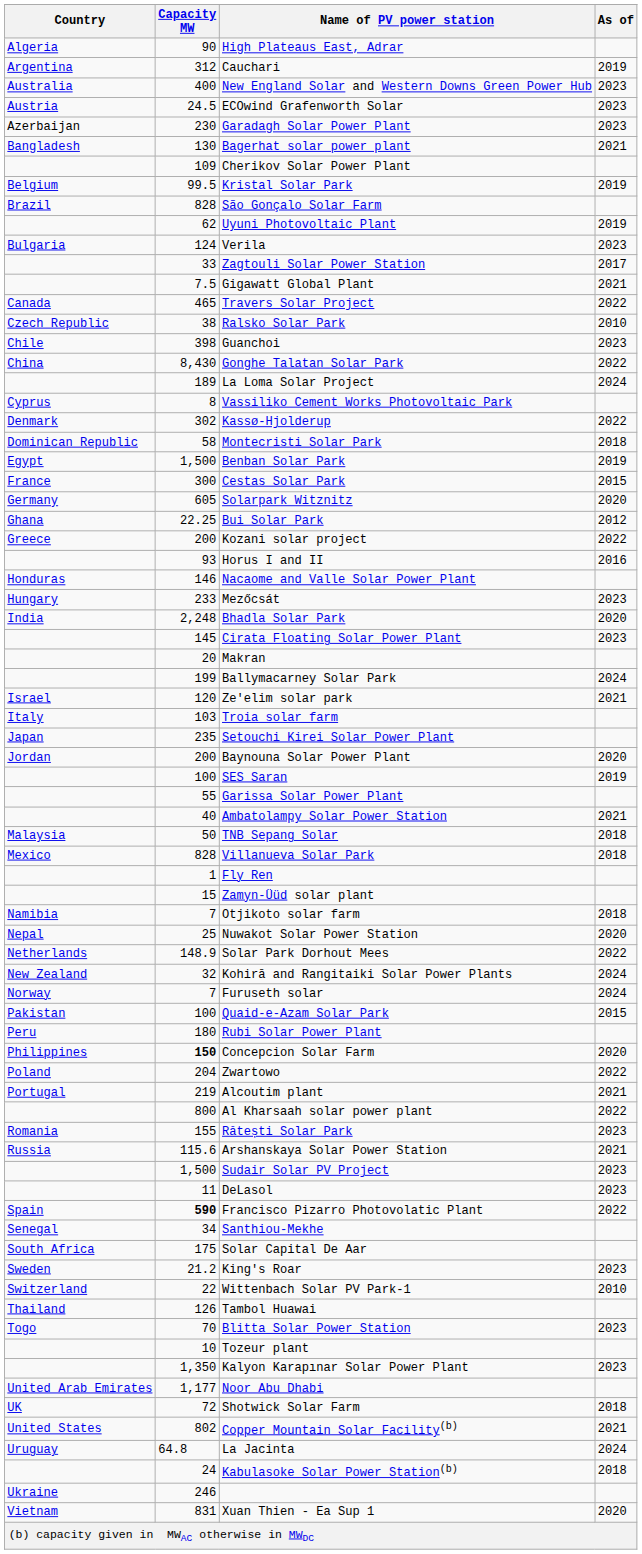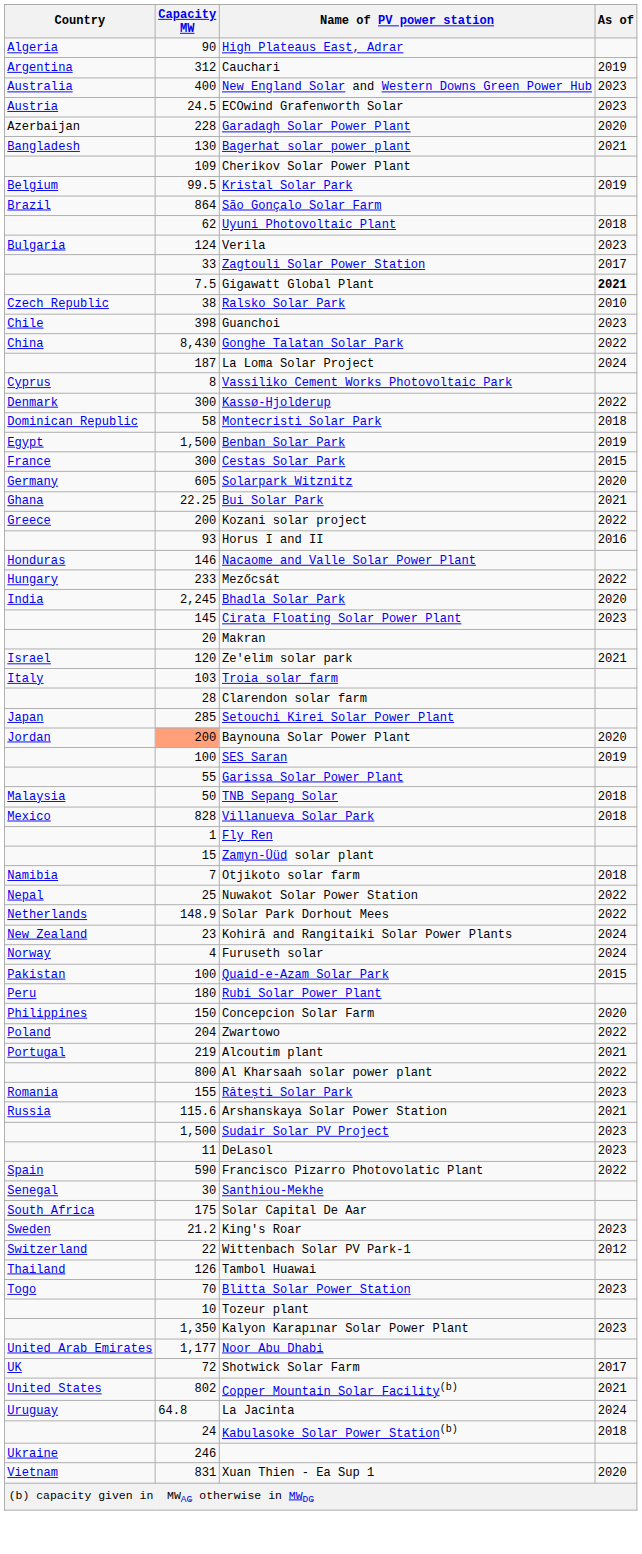(205, 127) 230 -> (205, 127) 228
(612, 127) 2023 -> (612, 127) 2020
(205, 206) 828 -> (205, 206) 864
(612, 225) 2019 -> (612, 225) 2018
(612, 284) normal -> (612, 284) bold
- row: (298, 304)
(205, 383) 189 -> (205, 363) 187
(205, 422) 302 -> (205, 403) 300
(612, 521) 2012 -> (612, 501) 2021
(612, 600) 2023 -> (612, 580) 2022
(198, 619) 2,248 -> (198, 600) 2,245
- row: (309, 679)
+ row: (295, 698)
(205, 738) 235 -> (205, 718) 285
(205, 757) no background -> (205, 738) lightsalmon background
- row: (334, 816)
(612, 935) 2020 -> (612, 895) 2022
(209, 974) 32 -> (209, 935) 23
(213, 994) 7 -> (213, 954) 4
(205, 1053) bold -> (205, 1013) normal
(205, 1211) bold -> (205, 1171) normal
(209, 1230) 34 -> (209, 1191) 30
(612, 1289) 2010 -> (612, 1250) 2012
(612, 1408) 2018 -> (612, 1368) 2017
